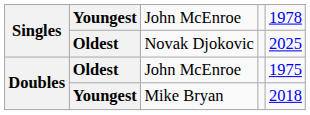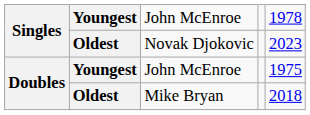(285, 43) 2025 -> (285, 43) 2023
(96, 69) Oldest -> (105, 69) Youngest
(105, 95) Youngest -> (96, 95) Oldest
